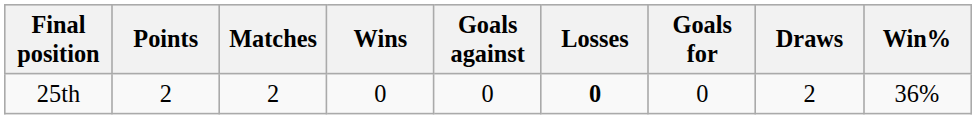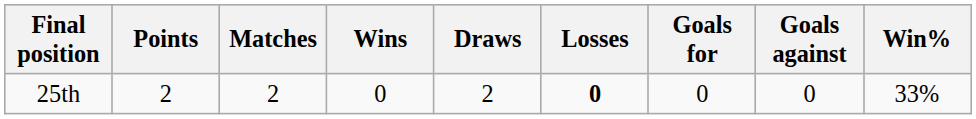columns swapped: (810, 39) <-> (488, 39)
(917, 93) 36% -> (917, 93) 33%
